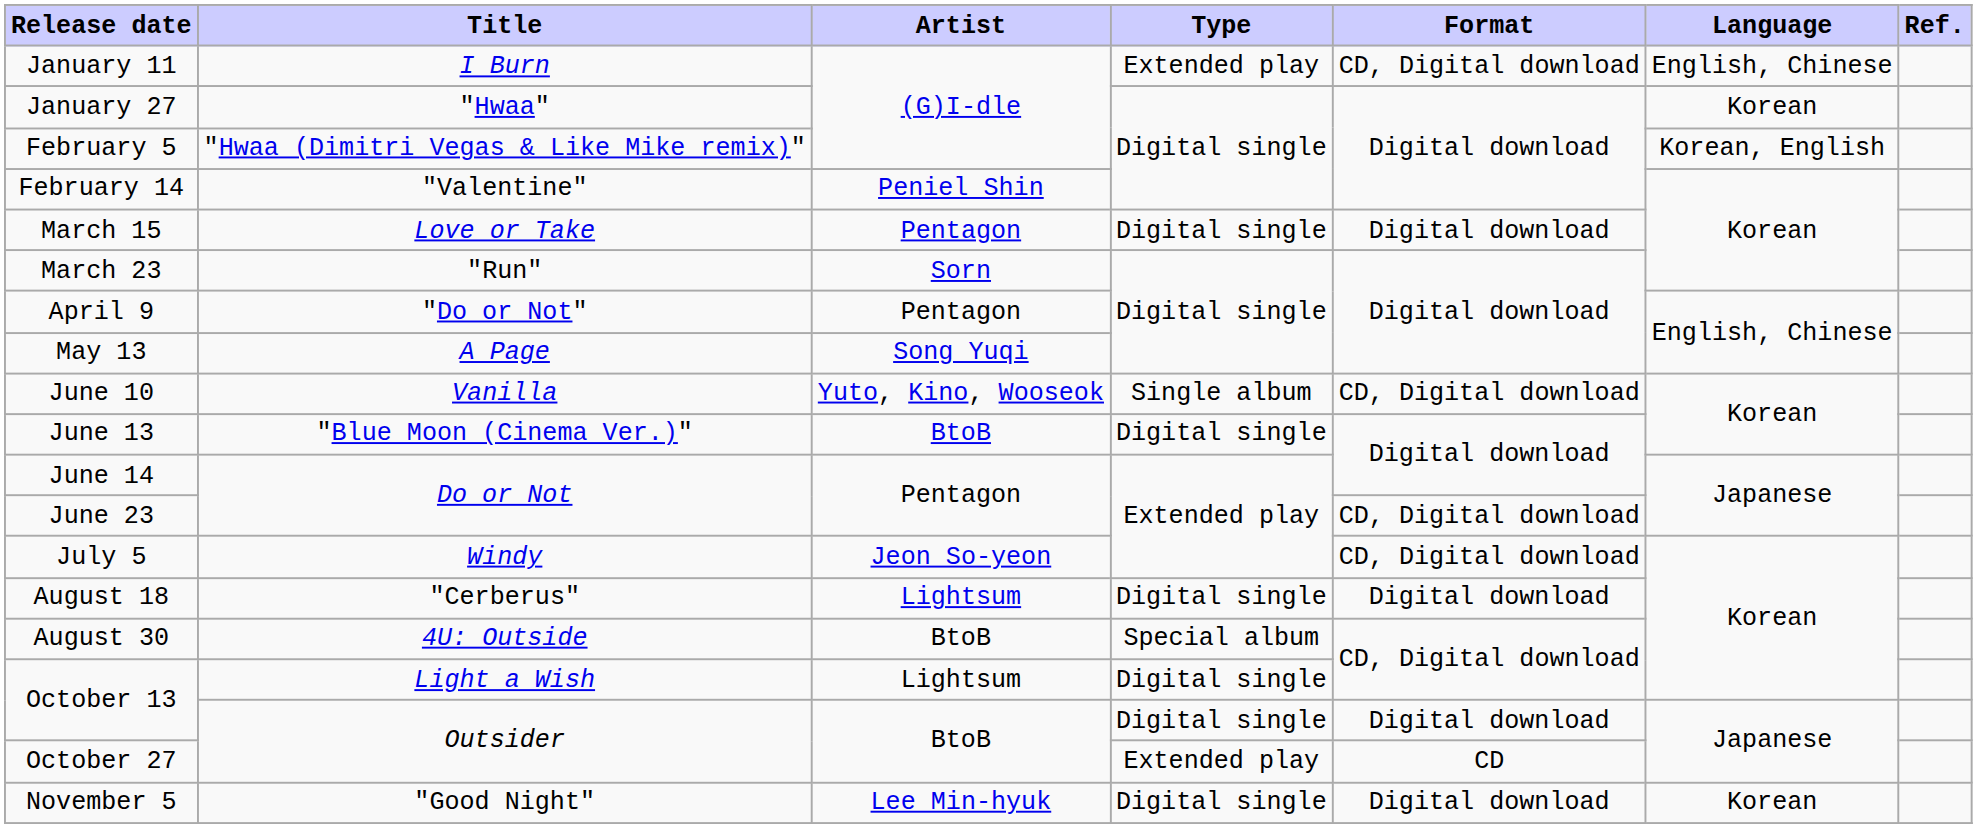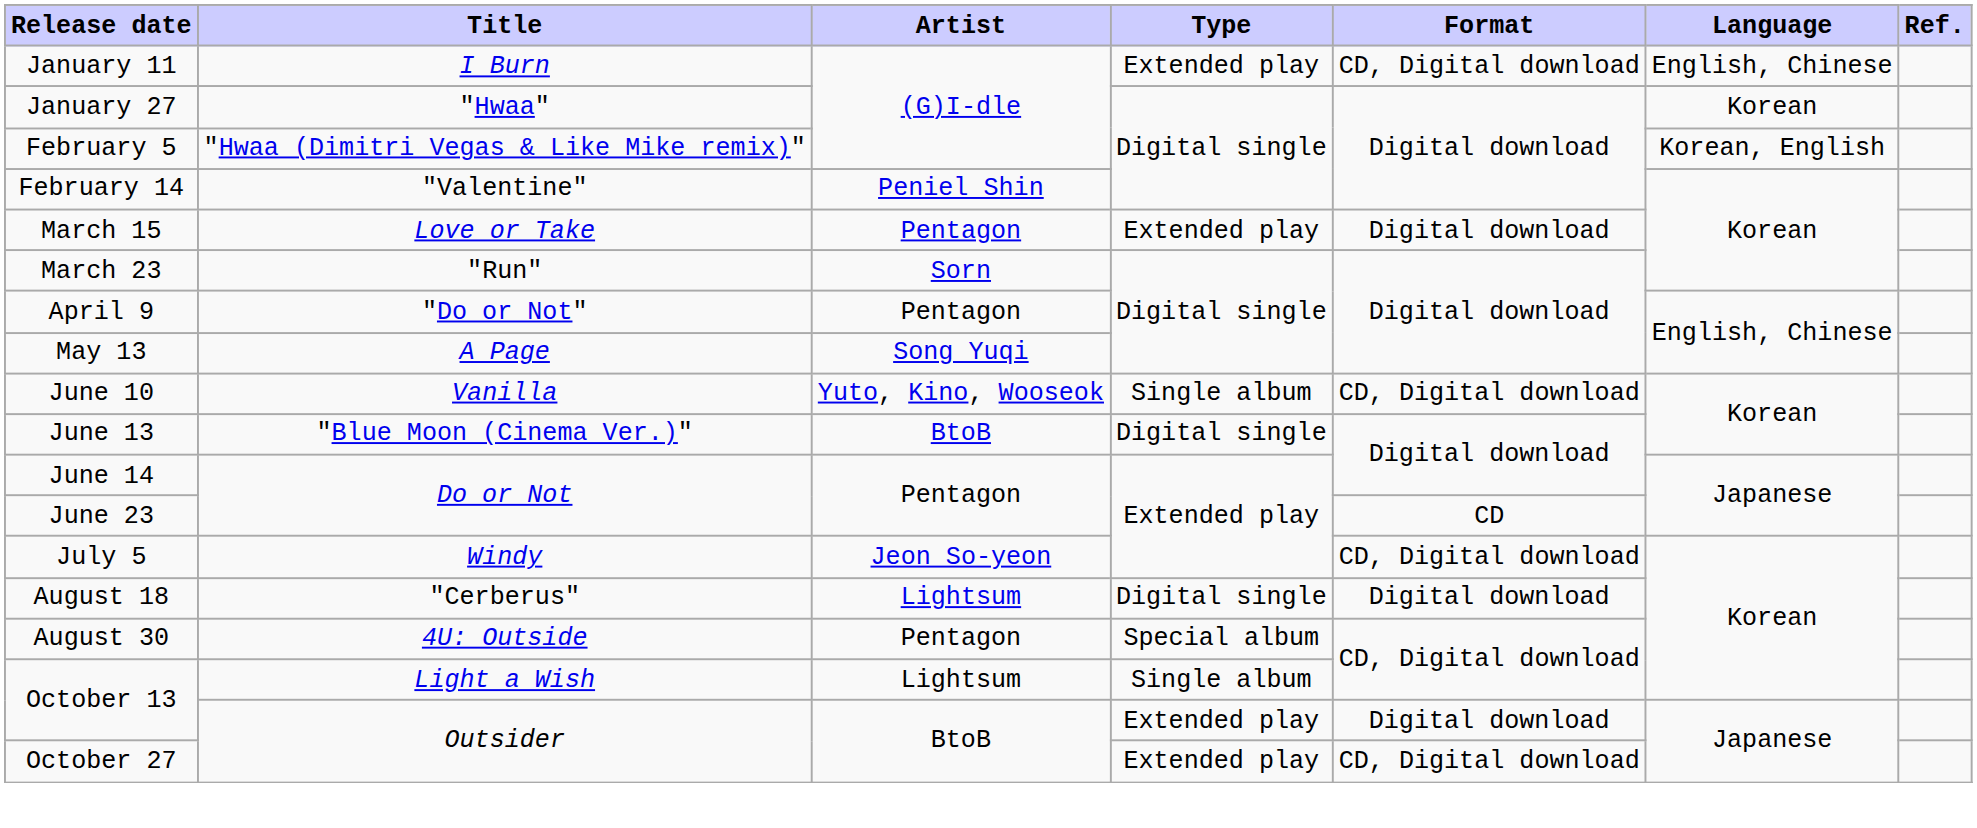(1221, 230) Digital single -> (1221, 230) Extended play
(1489, 516) CD, Digital download -> (1489, 516) CD
(961, 639) BtoB -> (961, 639) Pentagon
(1221, 680) Digital single -> (1221, 680) Single album
(1221, 721) Digital single -> (1221, 721) Extended play
(1489, 761) CD -> (1489, 761) CD, Digital download
- row: (101, 802)
